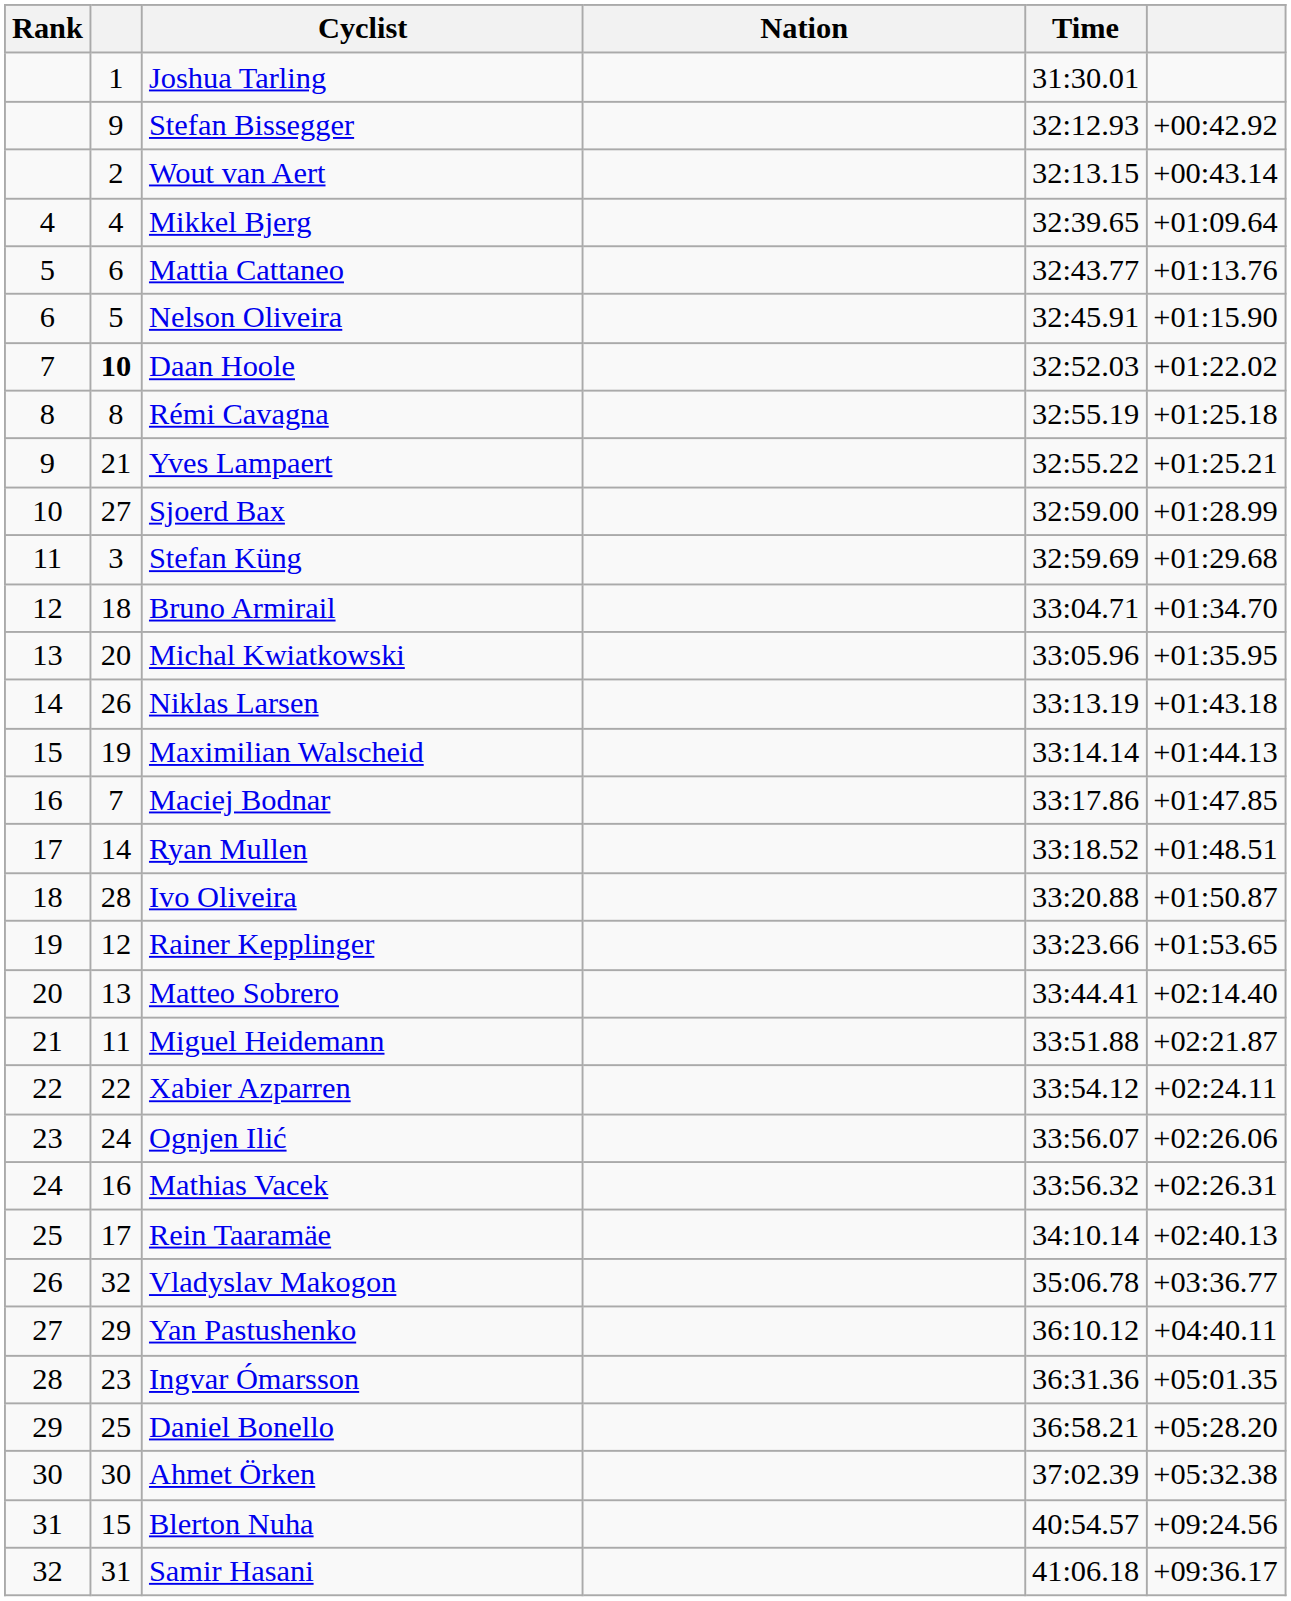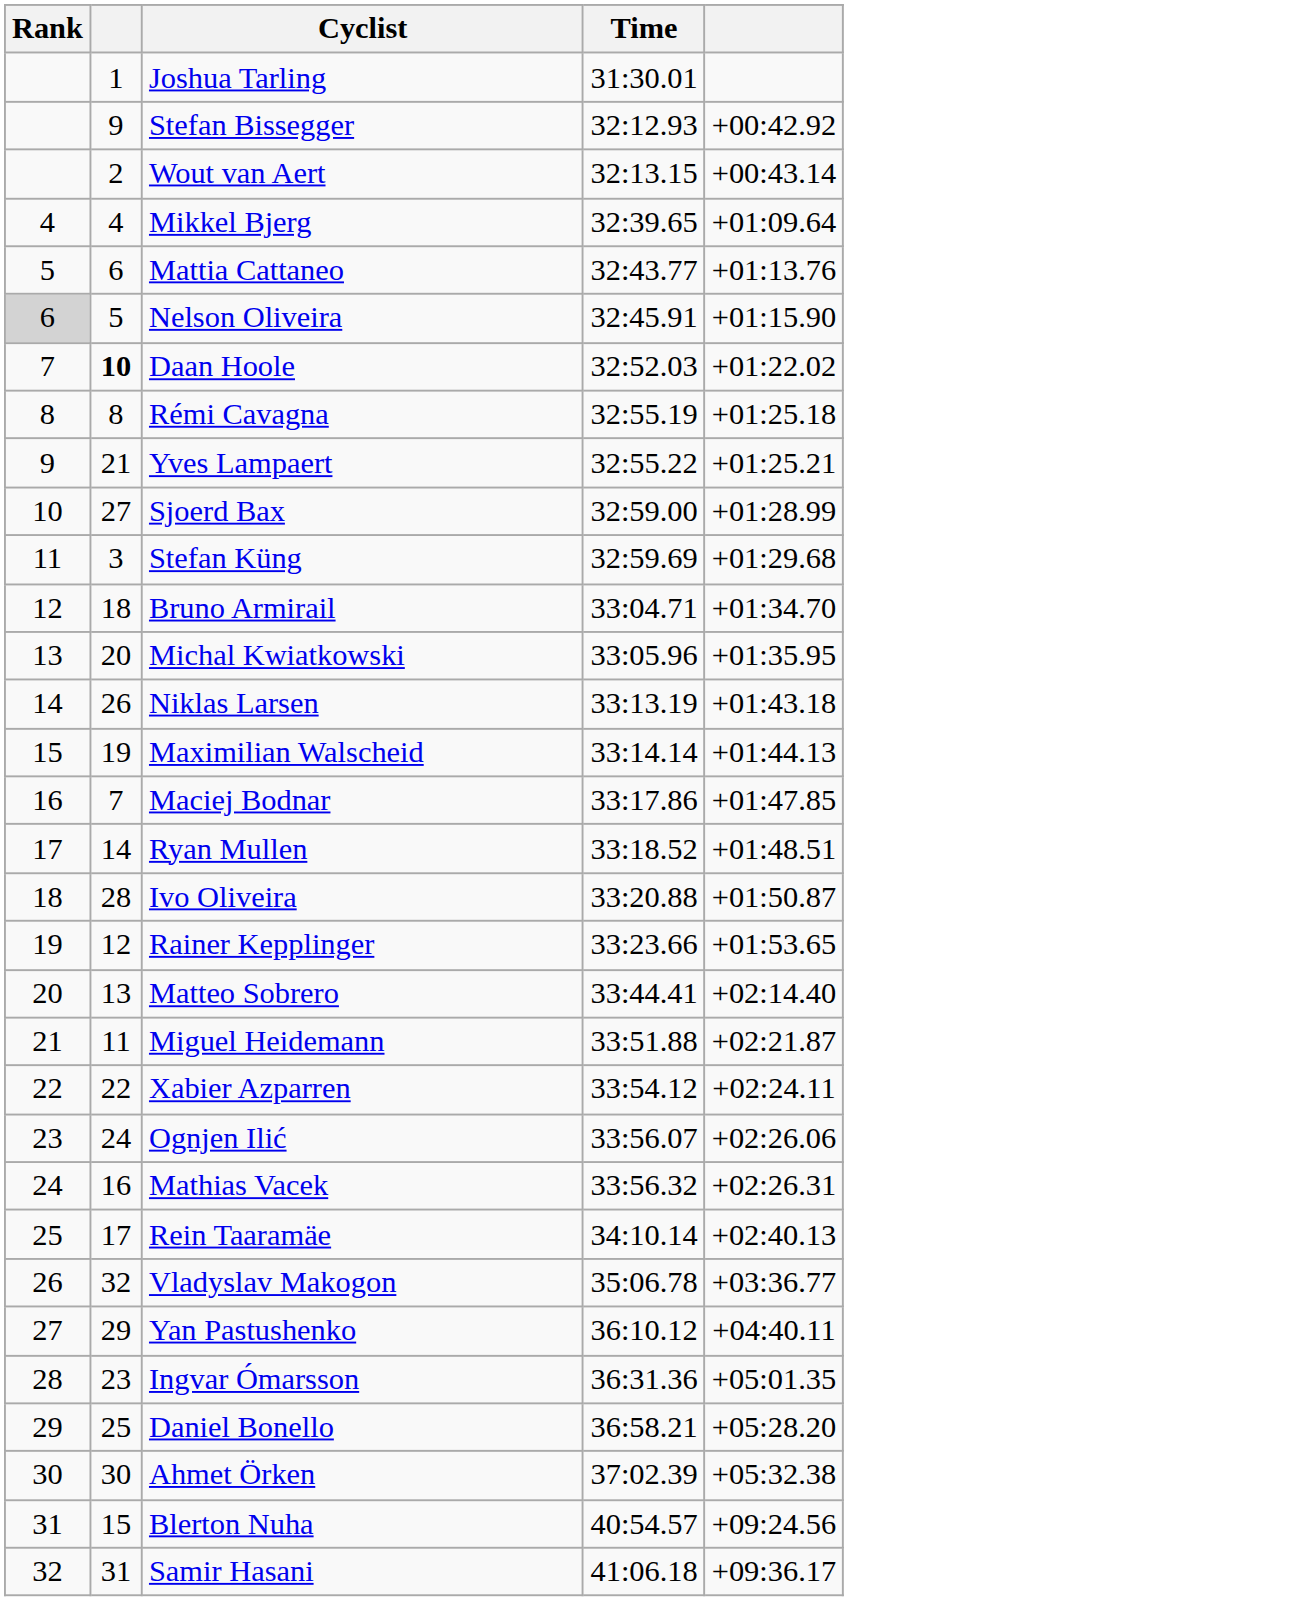- column: (804, 28)
(47, 317) no background -> (47, 317) lightgrey background
